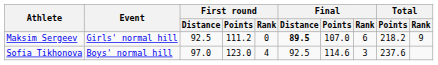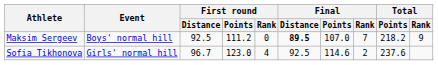(132, 39) Girls' normal hill -> (130, 39) Boys' normal hill
(365, 39) 6 -> (365, 39) 7
(130, 53) Boys' normal hill -> (132, 53) Girls' normal hill
(201, 53) 97.0 -> (201, 53) 96.7
(365, 53) 3 -> (365, 53) 2
